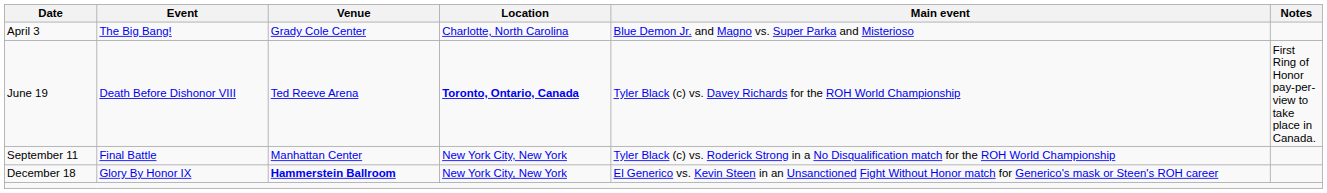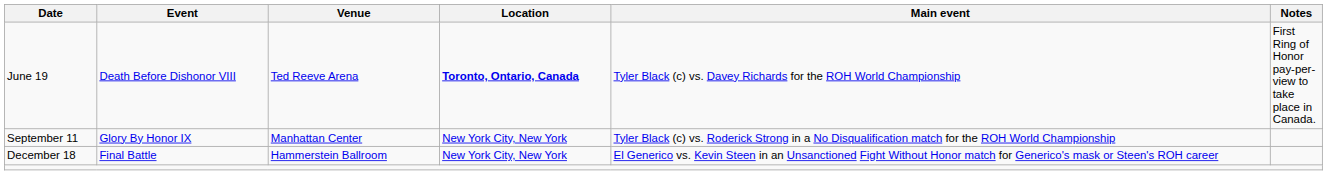- row: (23, 31)
(128, 155) Final Battle -> (145, 137) Glory By Honor IX
(145, 173) Glory By Honor IX -> (128, 155) Final Battle
(333, 173) bold -> (329, 155) normal
